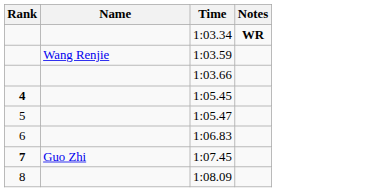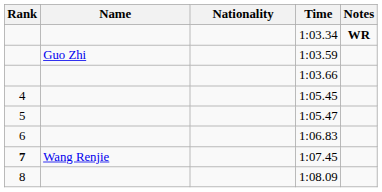+ column: (243, 14)
(76, 55) Wang Renjie -> (65, 55) Guo Zhi
(22, 95) bold -> (22, 95) normal
(65, 156) Guo Zhi -> (76, 156) Wang Renjie
